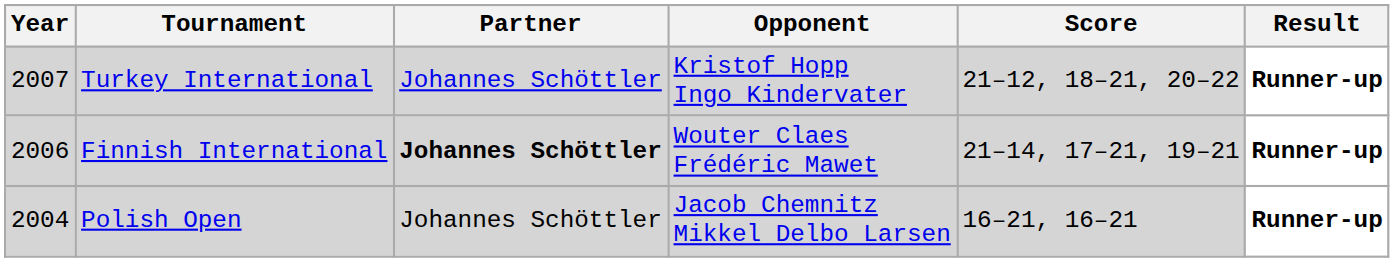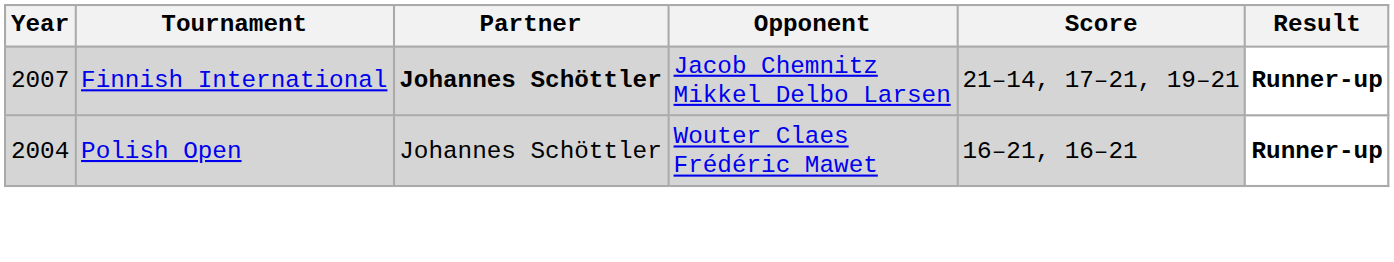- row: (227, 81)
(40, 151) 2006 -> (40, 81) 2007
(776, 151) Wouter Claes Frédéric Mawet -> (812, 81) Jacob Chemnitz Mikkel Delbo Larsen
(812, 221) Jacob Chemnitz Mikkel Delbo Larsen -> (776, 151) Wouter Claes Frédéric Mawet
